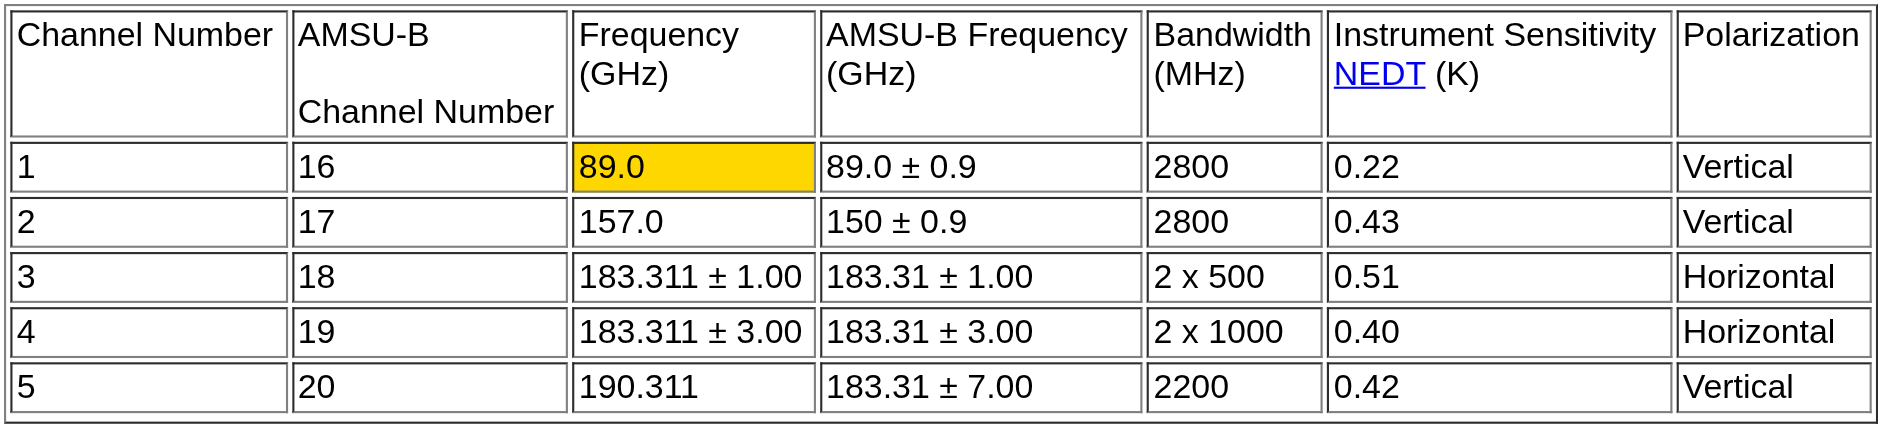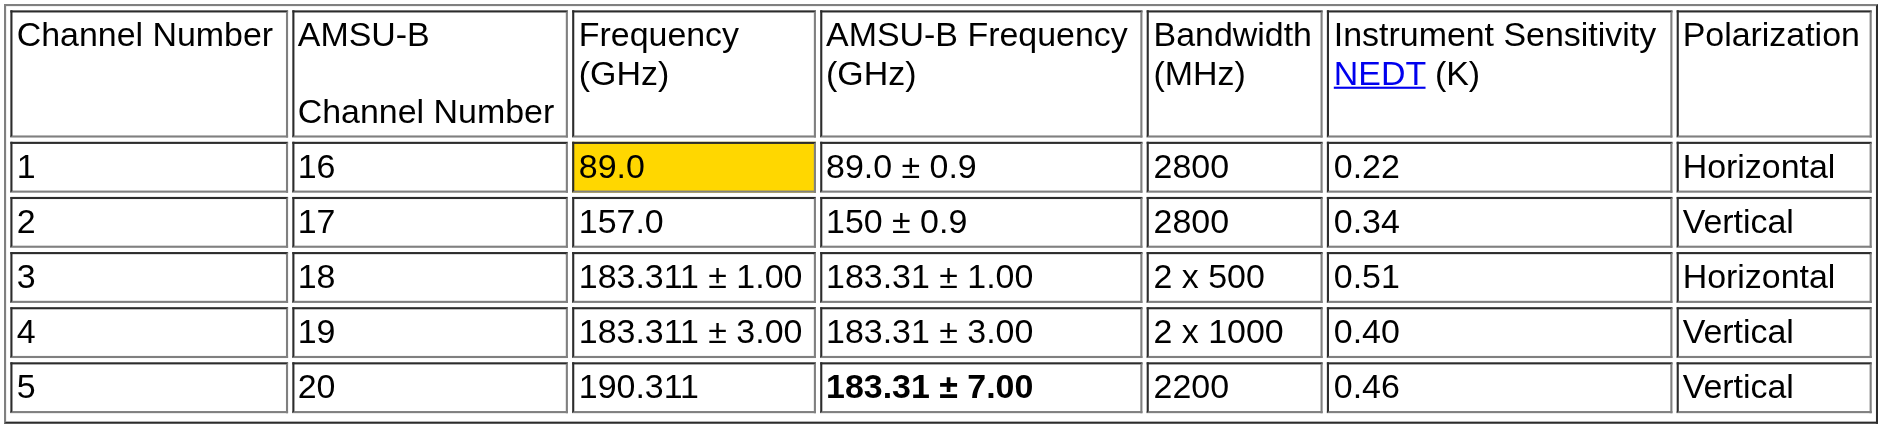(1738, 166) Vertical -> (1759, 166) Horizontal
(1367, 221) 0.43 -> (1367, 221) 0.34
(1759, 332) Horizontal -> (1738, 332) Vertical
(930, 387) normal -> (930, 387) bold
(1367, 387) 0.42 -> (1367, 387) 0.46
